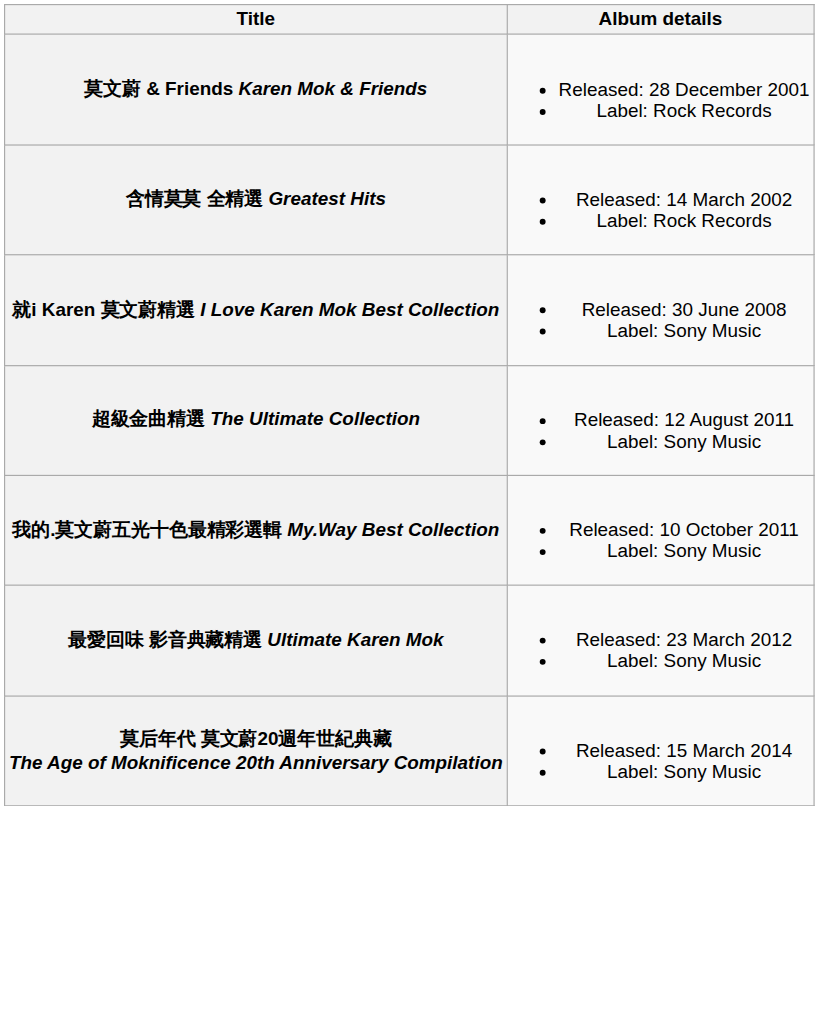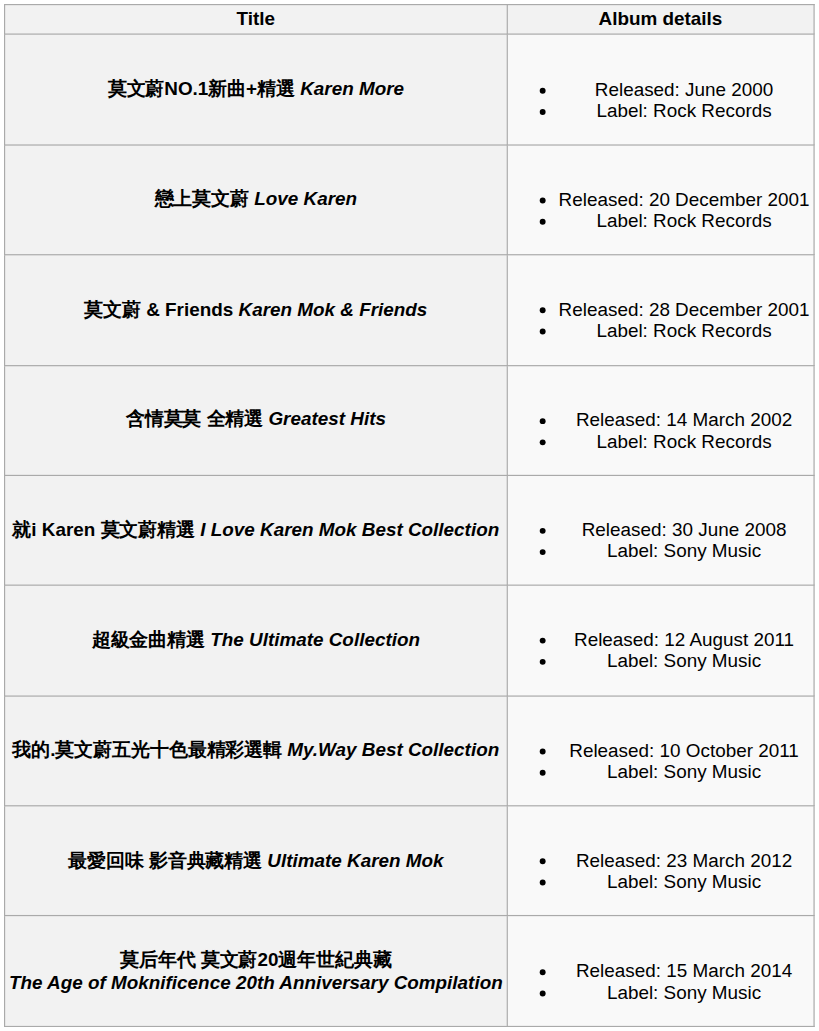+ row: (256, 88)
+ row: (256, 199)
